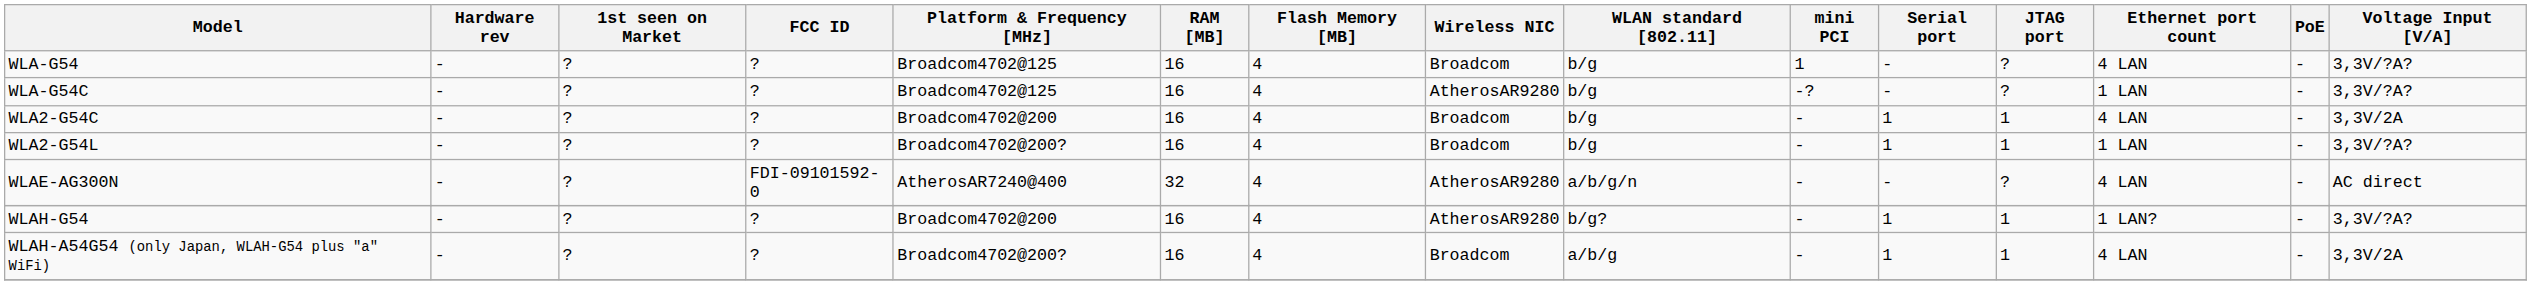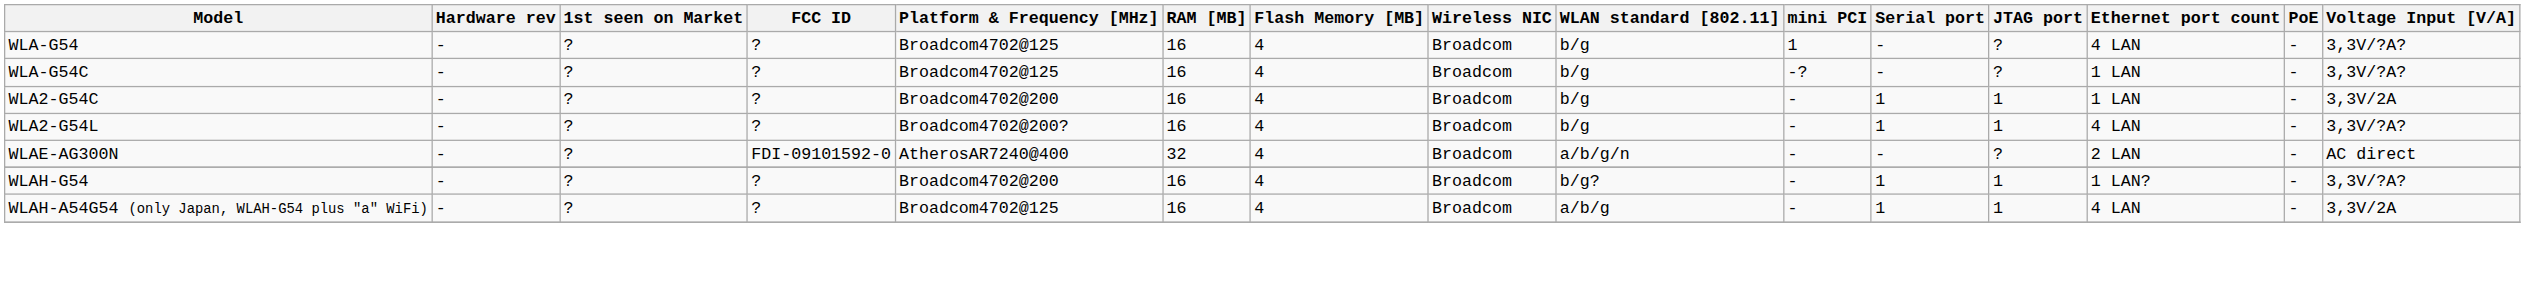(1495, 92) AtherosAR9280 -> (1472, 72) Broadcom
(2123, 119) 4 LAN -> (2116, 100) 1 LAN
(2123, 146) 1 LAN -> (2116, 127) 4 LAN
(1495, 183) AtherosAR9280 -> (1472, 154) Broadcom
(2123, 183) 4 LAN -> (2116, 154) 2 LAN
(1495, 219) AtherosAR9280 -> (1472, 181) Broadcom
(982, 256) Broadcom4702@200? -> (979, 208) Broadcom4702@125
